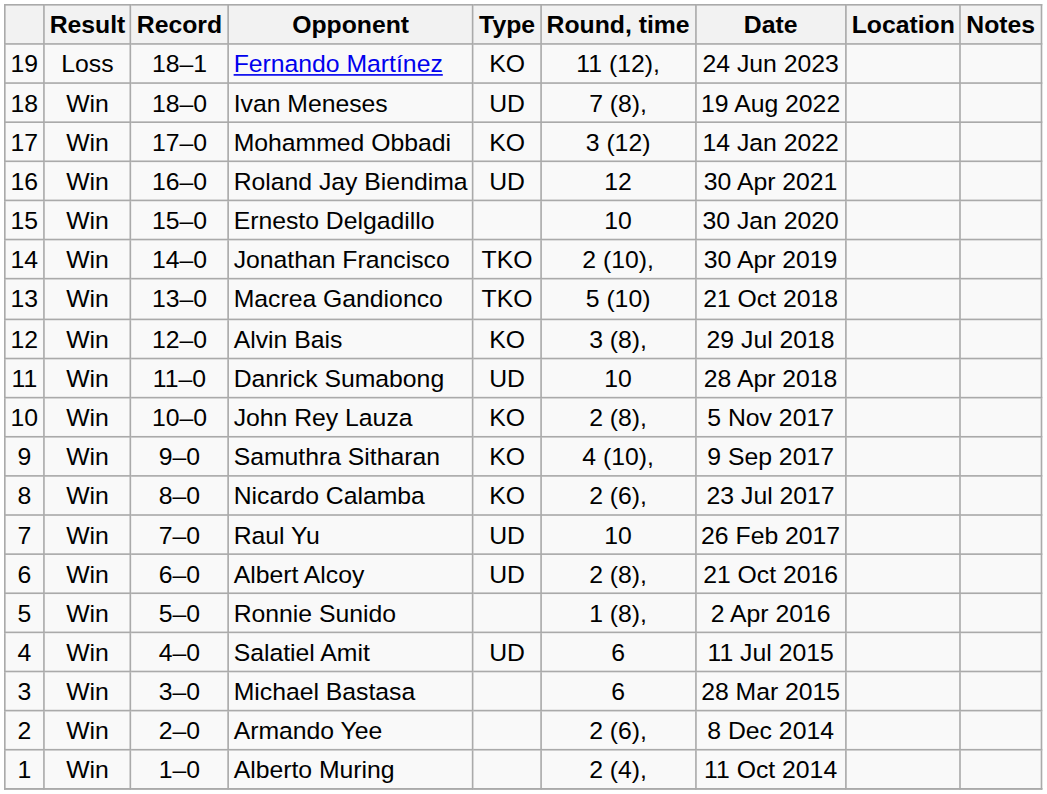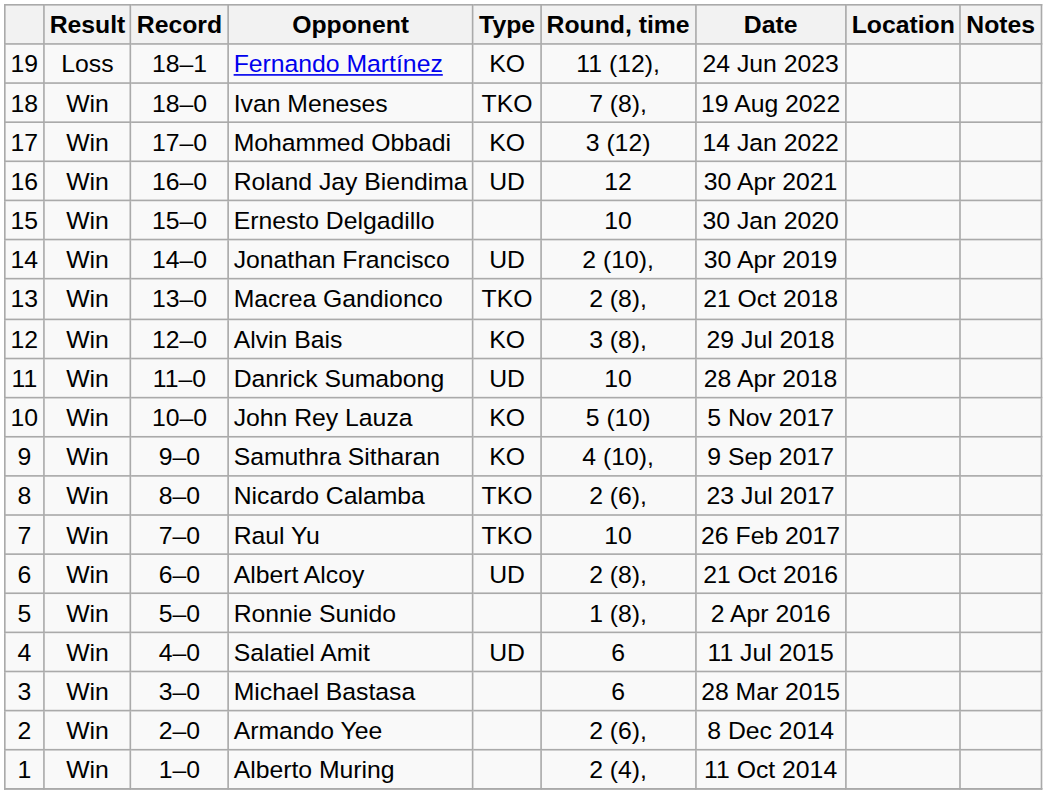(507, 103) UD -> (507, 103) TKO
(507, 260) TKO -> (507, 260) UD
(618, 299) 5 (10) -> (618, 299) 2 (8),
(618, 417) 2 (8), -> (618, 417) 5 (10)
(507, 495) KO -> (507, 495) TKO
(507, 534) UD -> (507, 534) TKO
